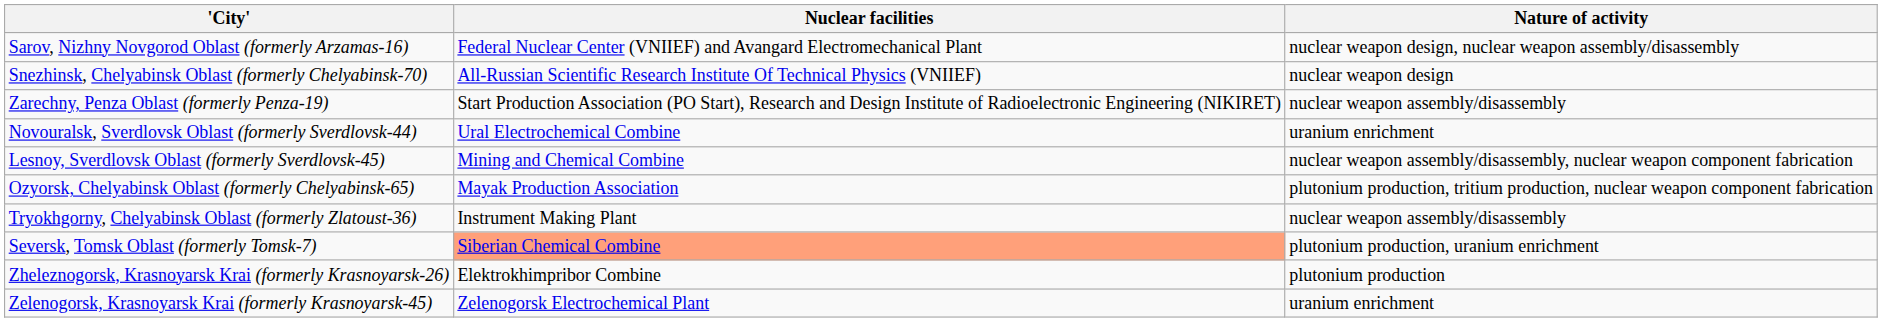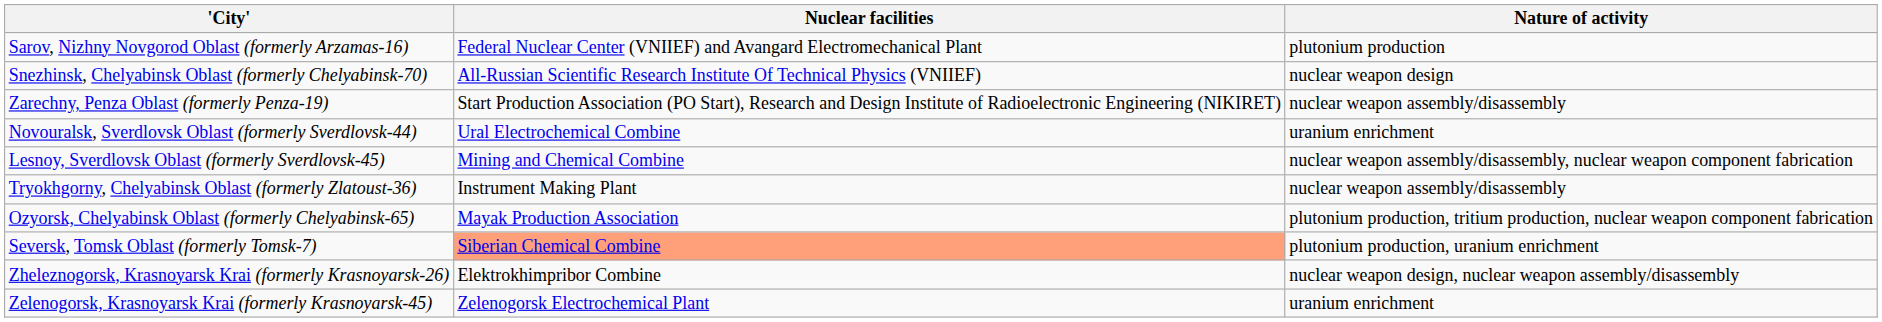(1514, 47) nuclear weapon design, nuclear weapon assembly/disassembly -> (1367, 47) plutonium production
rows swapped: (212, 189) <-> (213, 217)
(1367, 274) plutonium production -> (1514, 274) nuclear weapon design, nuclear weapon assembly/disassembly
